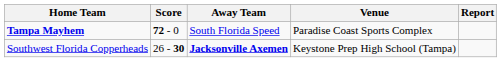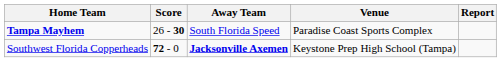(166, 30) 72 - 0 -> (169, 30) 26 - 30
(169, 48) 26 - 30 -> (166, 48) 72 - 0
